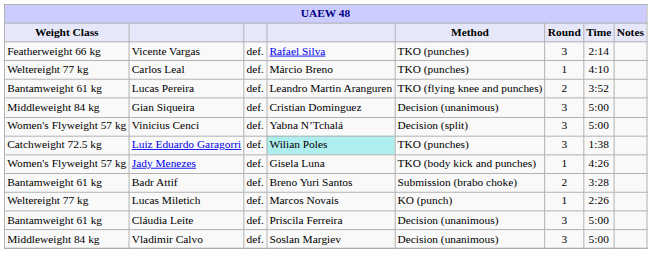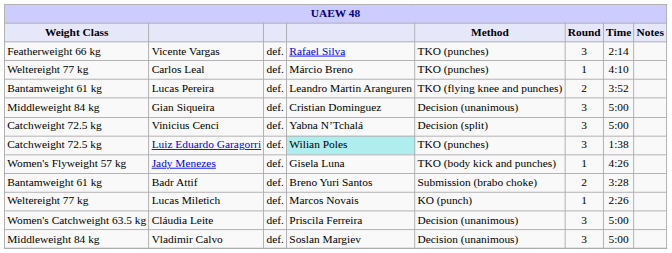(67, 126) Women's Flyweight 57 kg -> (54, 126) Catchweight 72.5 kg
(55, 220) Bantamweight 61 kg -> (77, 220) Women's Catchweight 63.5 kg
